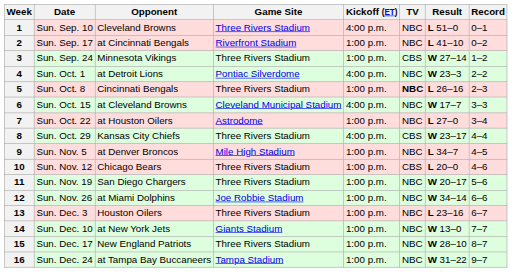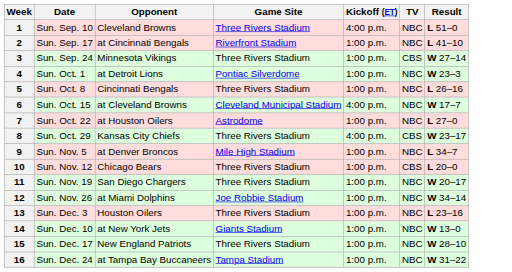- column: (488, 12)
(366, 74) 4:00 p.m. -> (366, 74) 1:00 p.m.
(413, 89) bold -> (412, 89) normal
